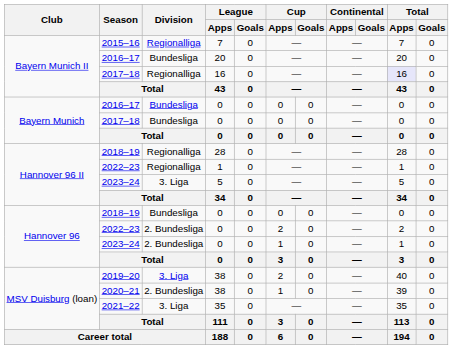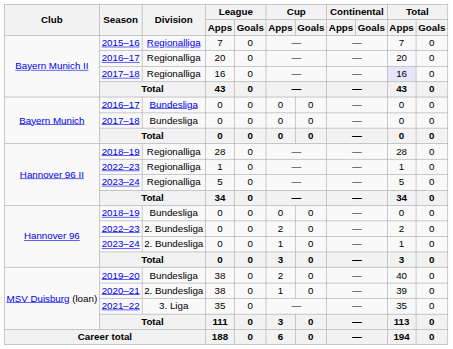(174, 58) Bundesliga -> (174, 58) Regionalliga
(174, 182) 3. Liga -> (174, 182) Regionalliga
(174, 275) 3. Liga -> (174, 275) Bundesliga
